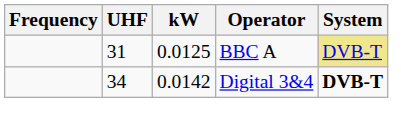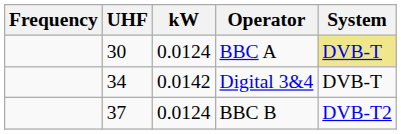(116, 50) 31 -> (116, 50) 30
(184, 50) 0.0125 -> (184, 50) 0.0124
(353, 81) bold -> (352, 81) normal
+ row: (248, 112)
